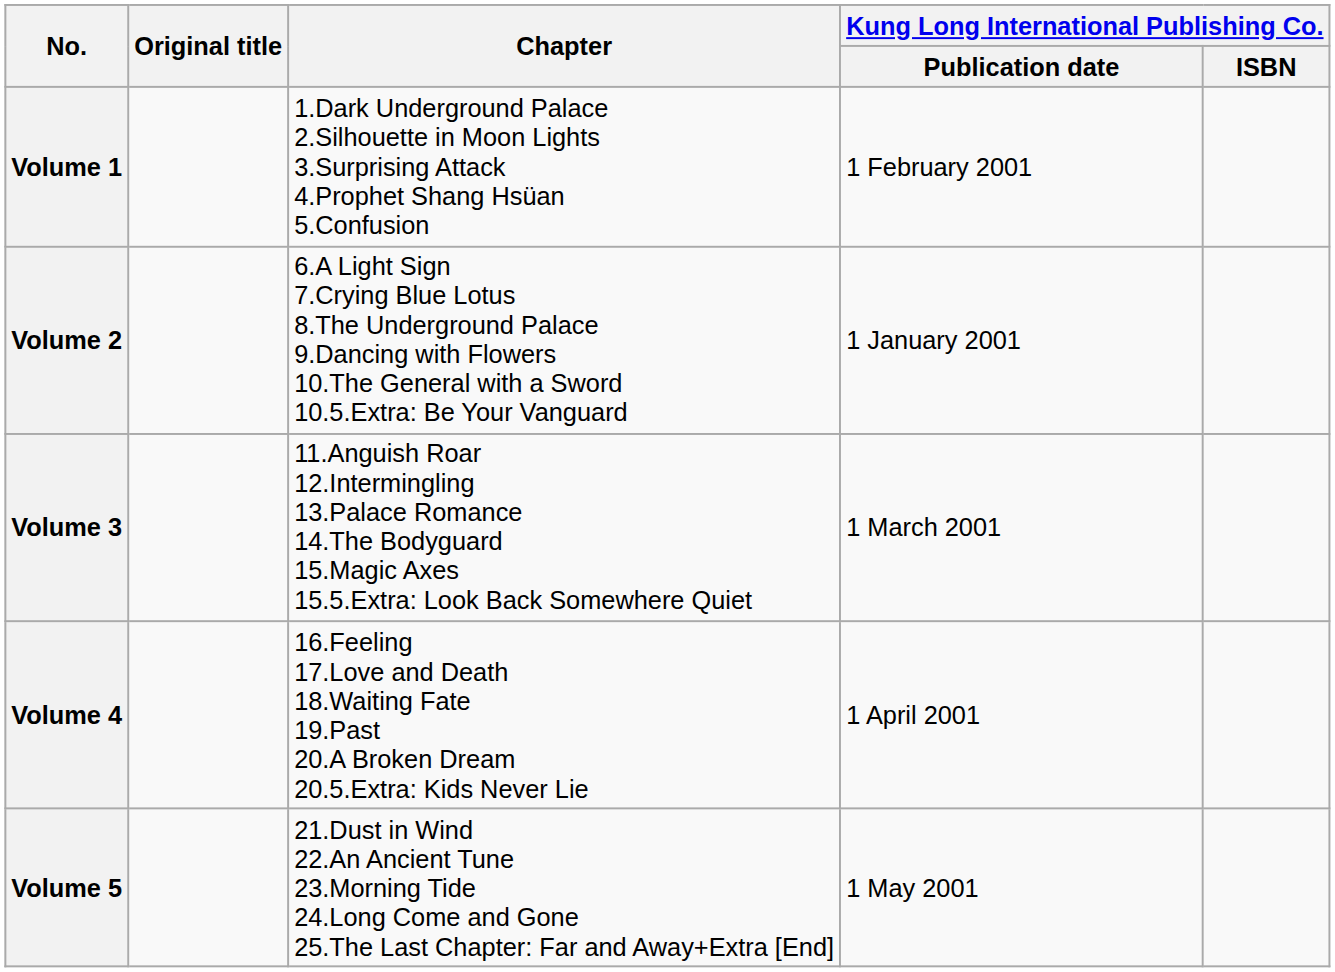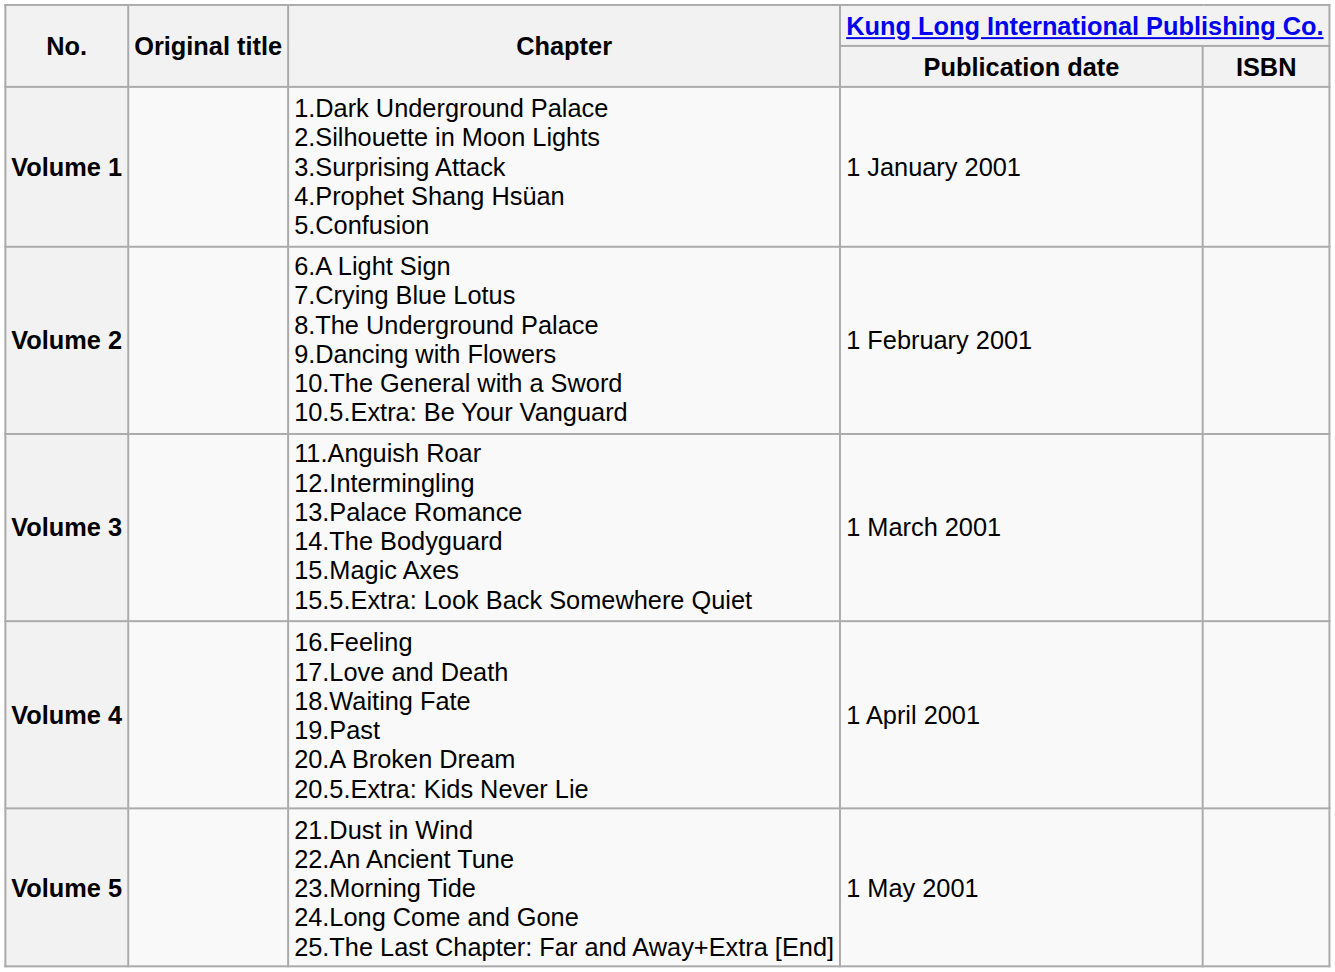(939, 167) 1 February 2001 -> (934, 167) 1 January 2001
(934, 340) 1 January 2001 -> (939, 340) 1 February 2001
